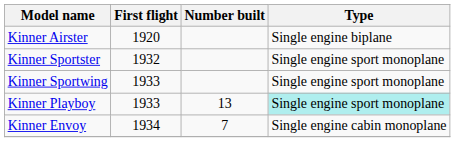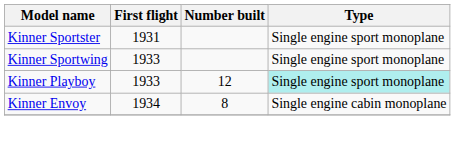- row: (48, 37)
(146, 59) 1932 -> (146, 37) 1931
(225, 103) 13 -> (225, 81) 12
(225, 125) 7 -> (225, 103) 8
